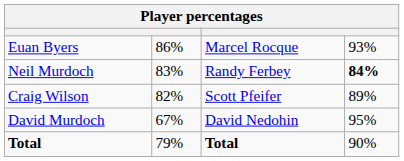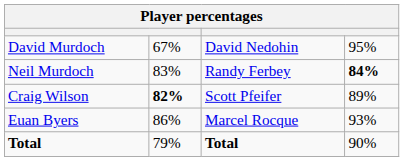rows swapped: (43, 47) <-> (56, 119)
(169, 95) normal -> (168, 95) bold
